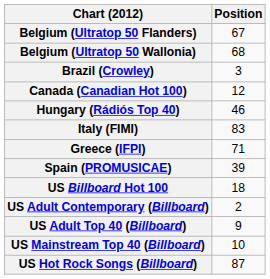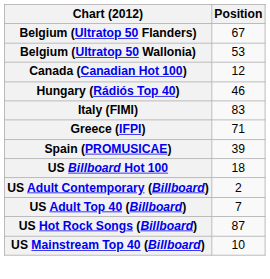(238, 52) 68 -> (238, 52) 53
- row: (108, 71)
(238, 226) 9 -> (238, 206) 7
rows swapped: (108, 245) <-> (108, 264)
